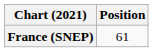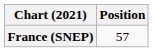(122, 36) 61 -> (122, 36) 57
